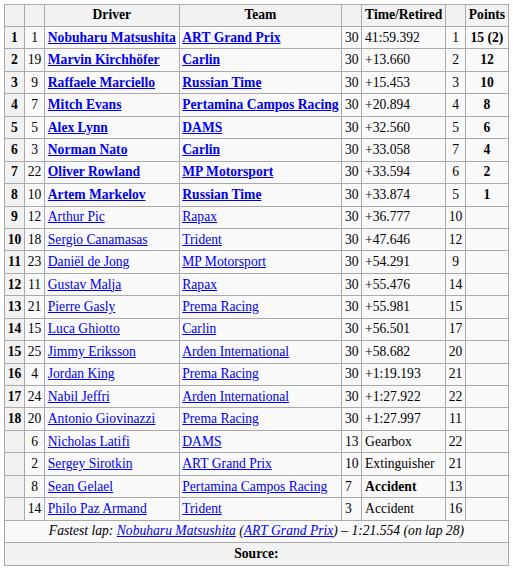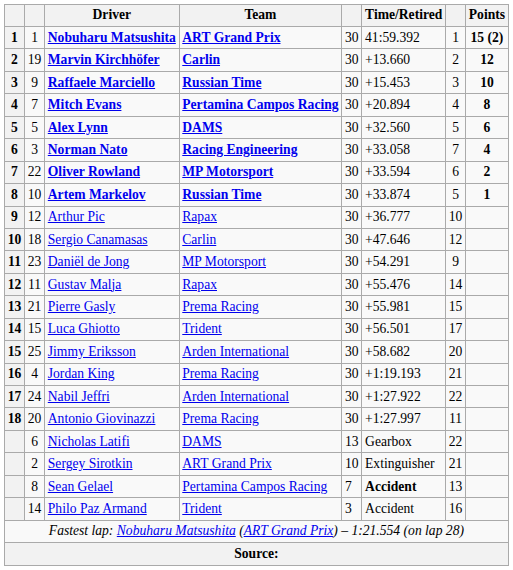(201, 149) Carlin -> (240, 149) Racing Engineering
(202, 239) Trident -> (199, 239) Carlin
(199, 329) Carlin -> (202, 329) Trident
